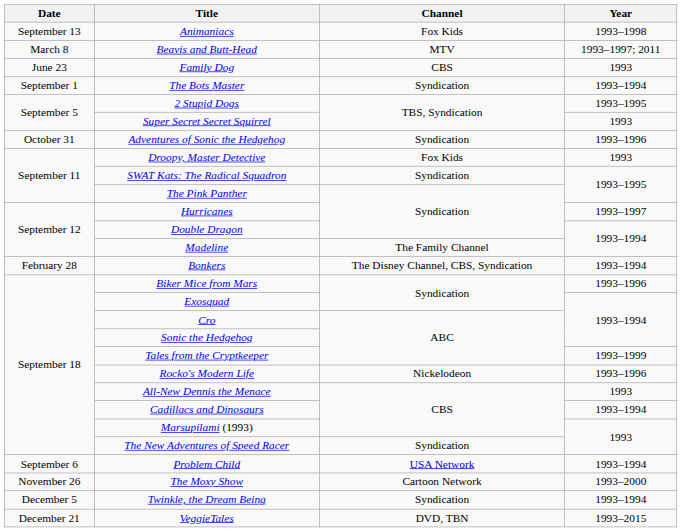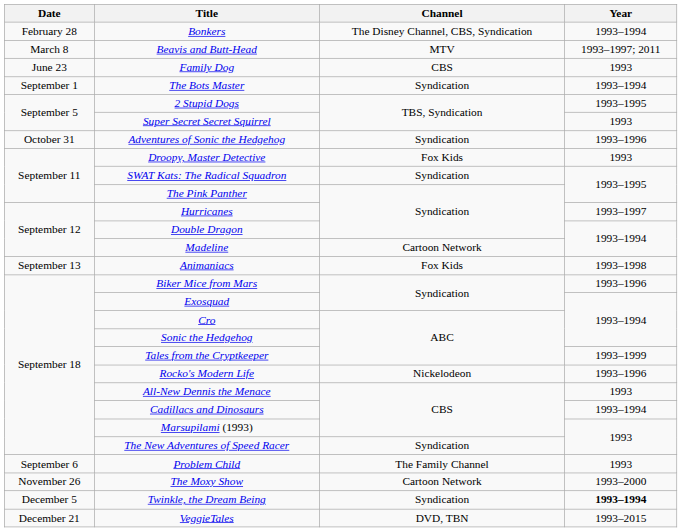rows swapped: (207, 265) <-> (207, 31)
(442, 247) The Family Channel -> (442, 247) Cartoon Network
(442, 463) USA Network -> (442, 463) The Family Channel
(621, 463) 1993–1994 -> (621, 463) 1993
(621, 499) normal -> (621, 499) bold
